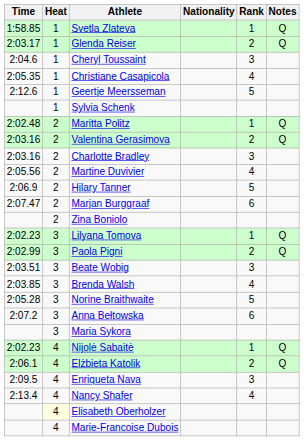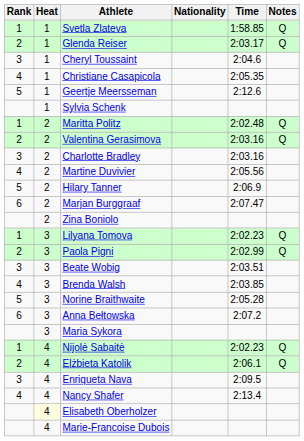columns swapped: (252, 12) <-> (23, 12)
